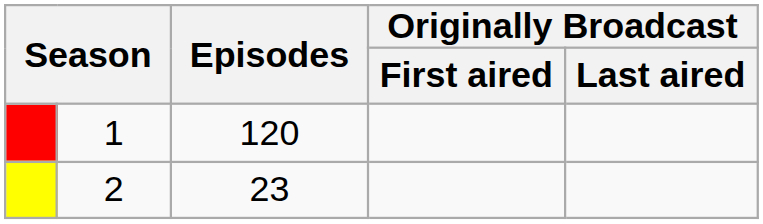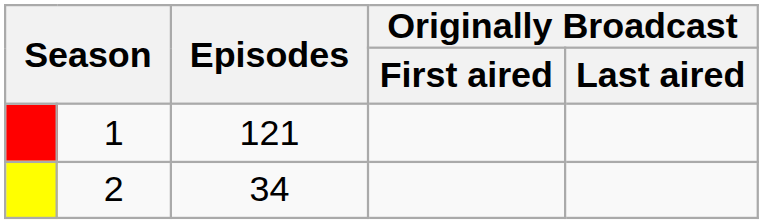(269, 132) 120 -> (269, 132) 121
(269, 189) 23 -> (269, 189) 34
